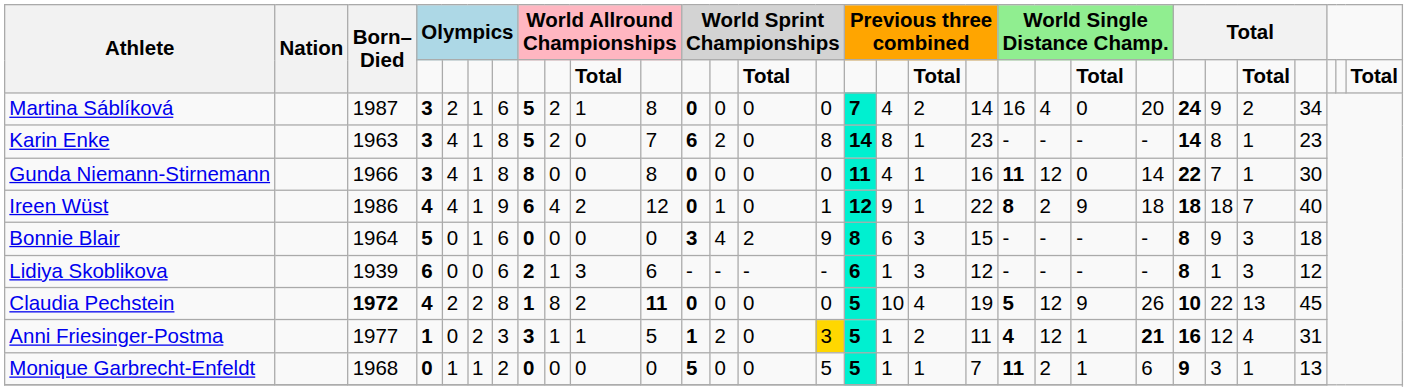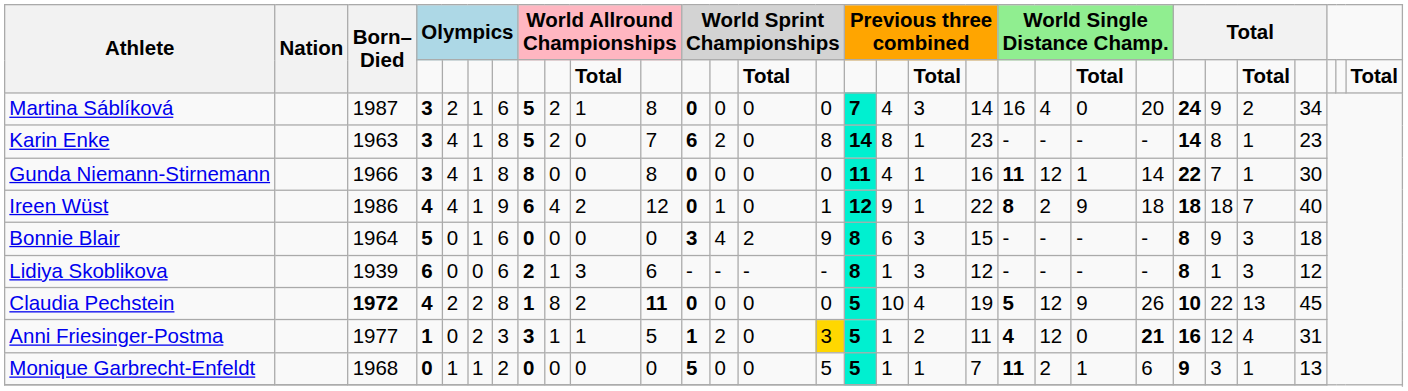(919, 108) 2 -> (919, 108) 3
(1082, 173) 0 -> (1082, 173) 1
(855, 271) 6 -> (855, 271) 8
(1082, 336) 1 -> (1082, 336) 0
